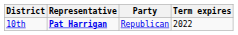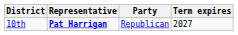(183, 24) 2022 -> (183, 24) 2027
